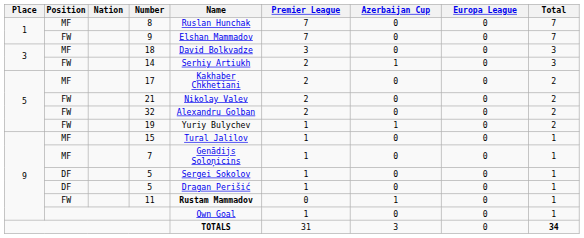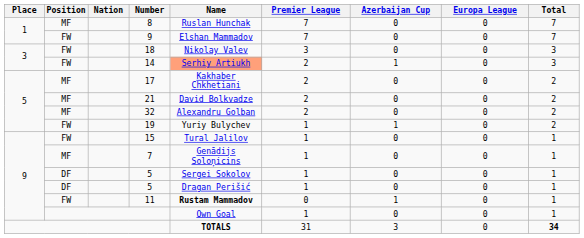(66, 51) MF -> (66, 51) FW
(216, 51) David Bolkvadze -> (216, 51) Nikolay Valev
(216, 64) no background -> (216, 64) lightsalmon background
(66, 99) FW -> (66, 99) MF
(216, 99) Nikolay Valev -> (216, 99) David Bolkvadze
(66, 113) FW -> (66, 113) MF
(66, 139) MF -> (66, 139) FW
